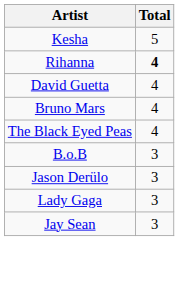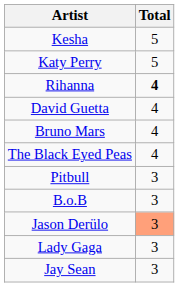+ row: (70, 62)
+ row: (70, 177)
(155, 177) no background -> (155, 223) lightsalmon background
